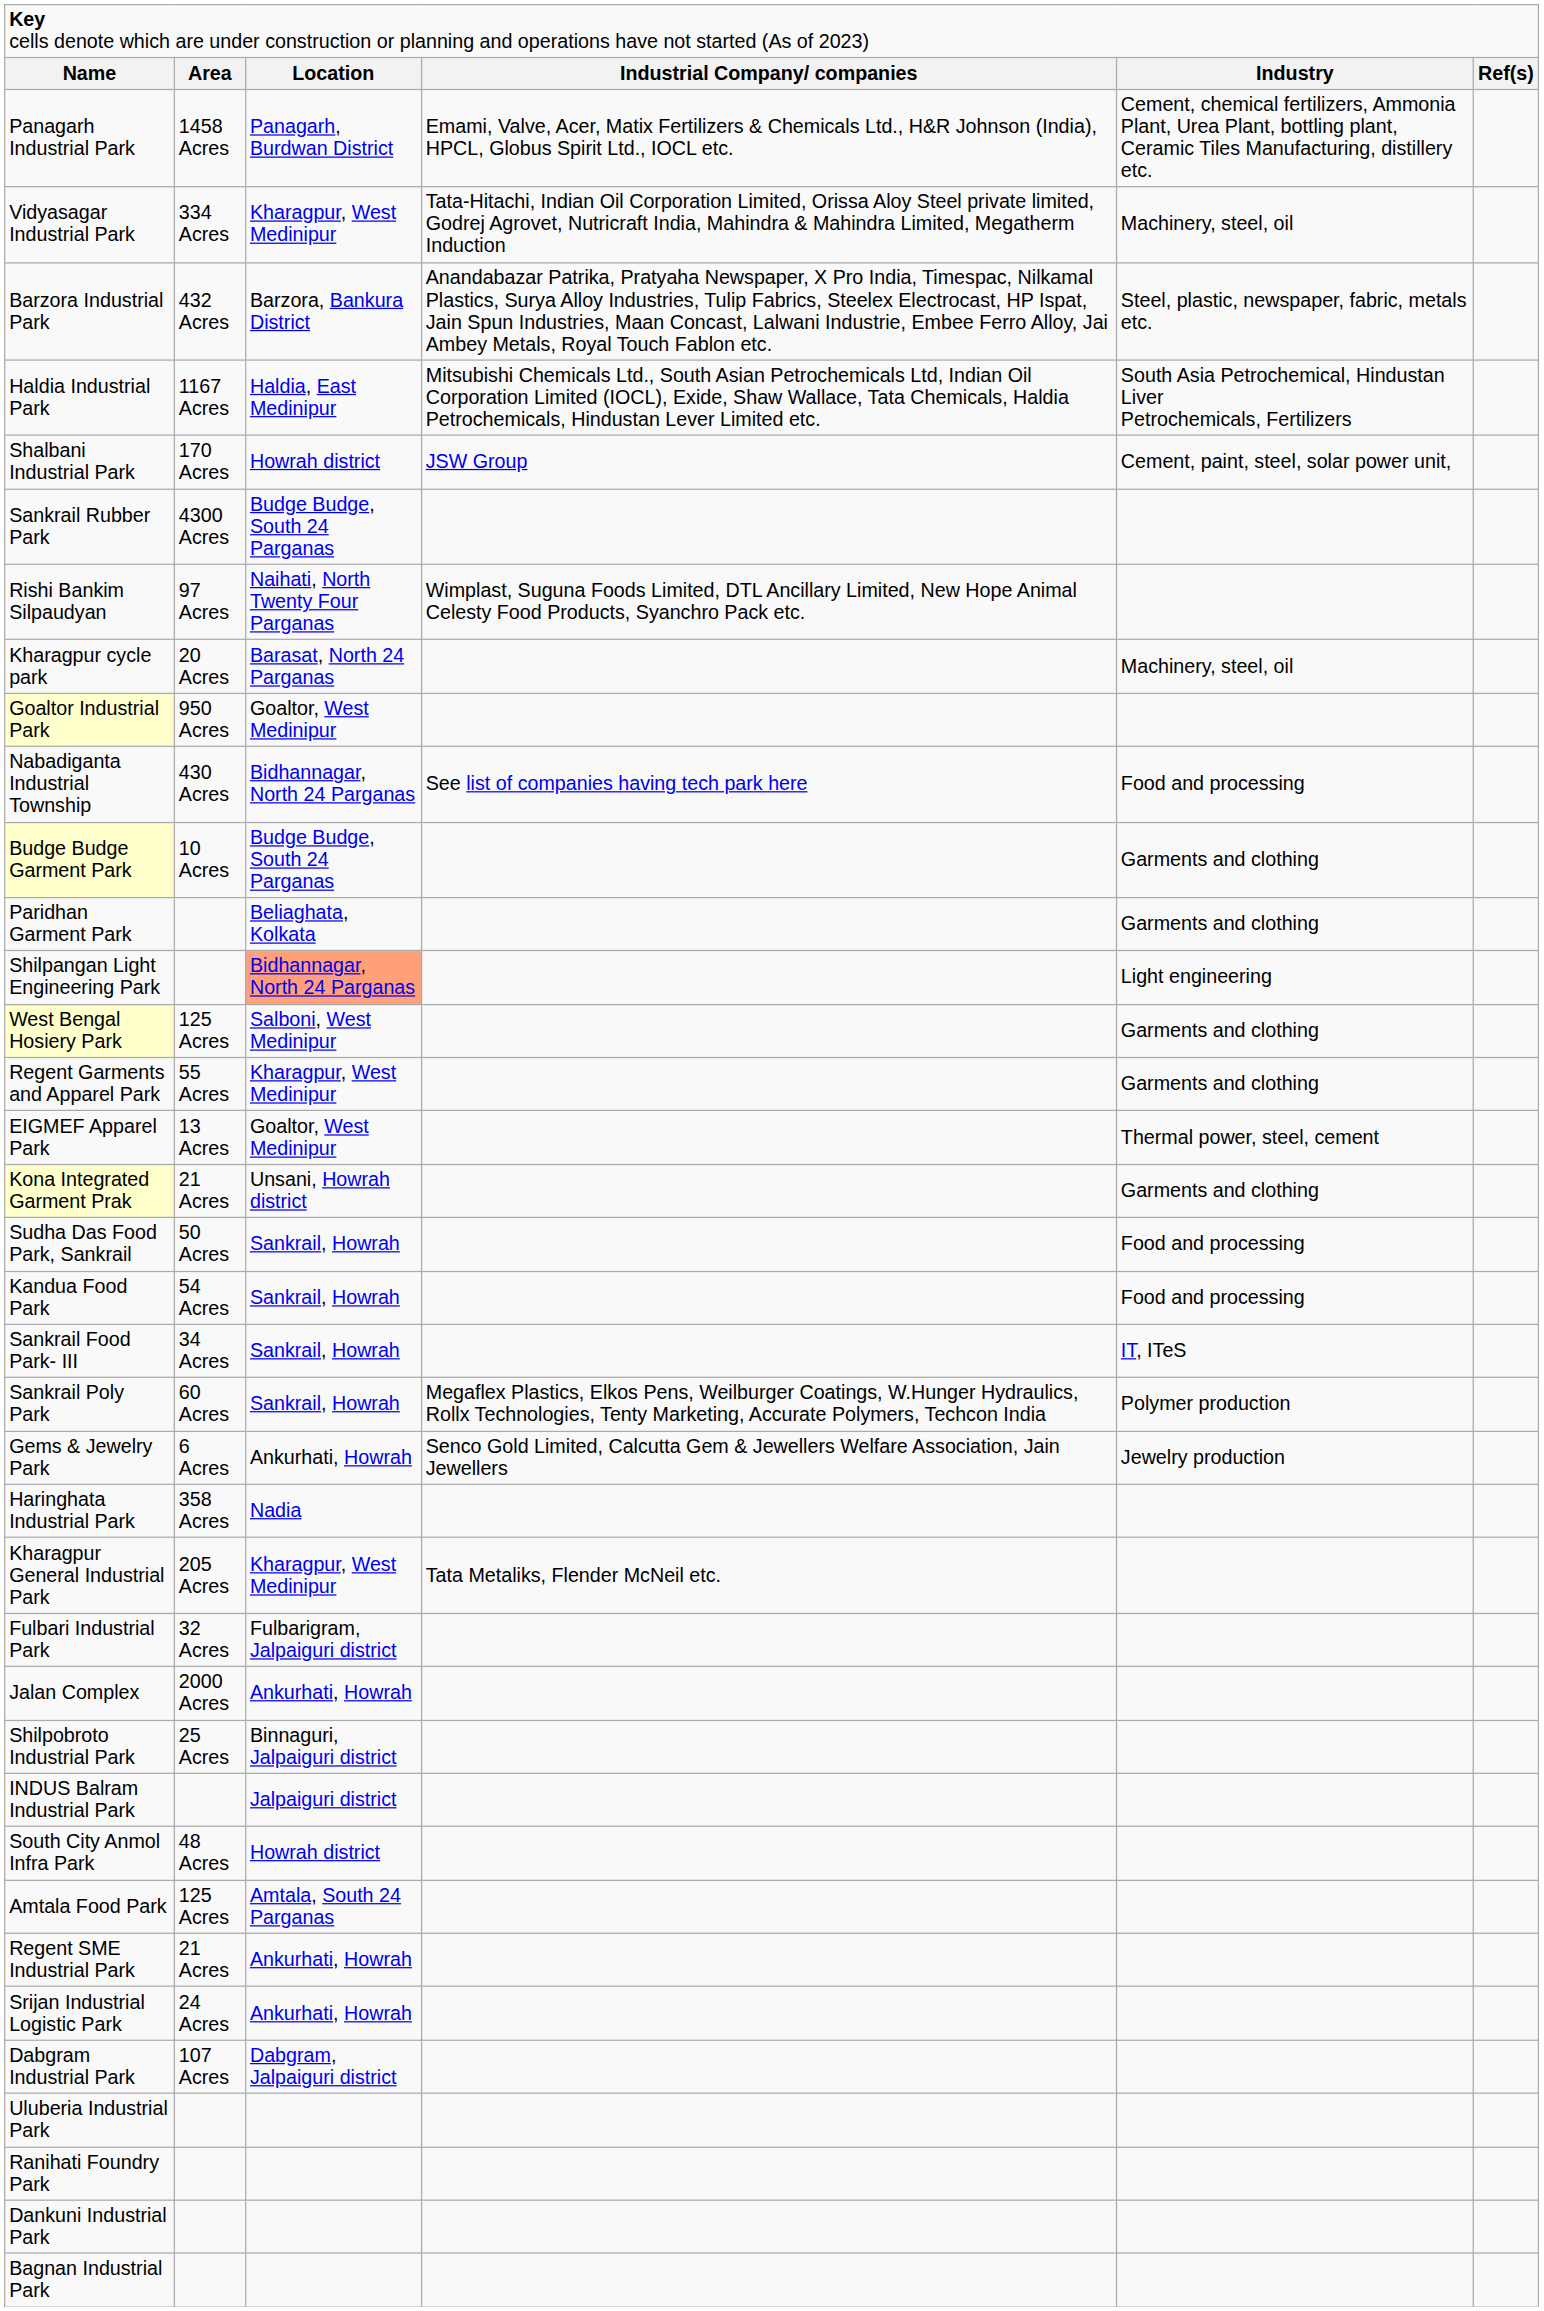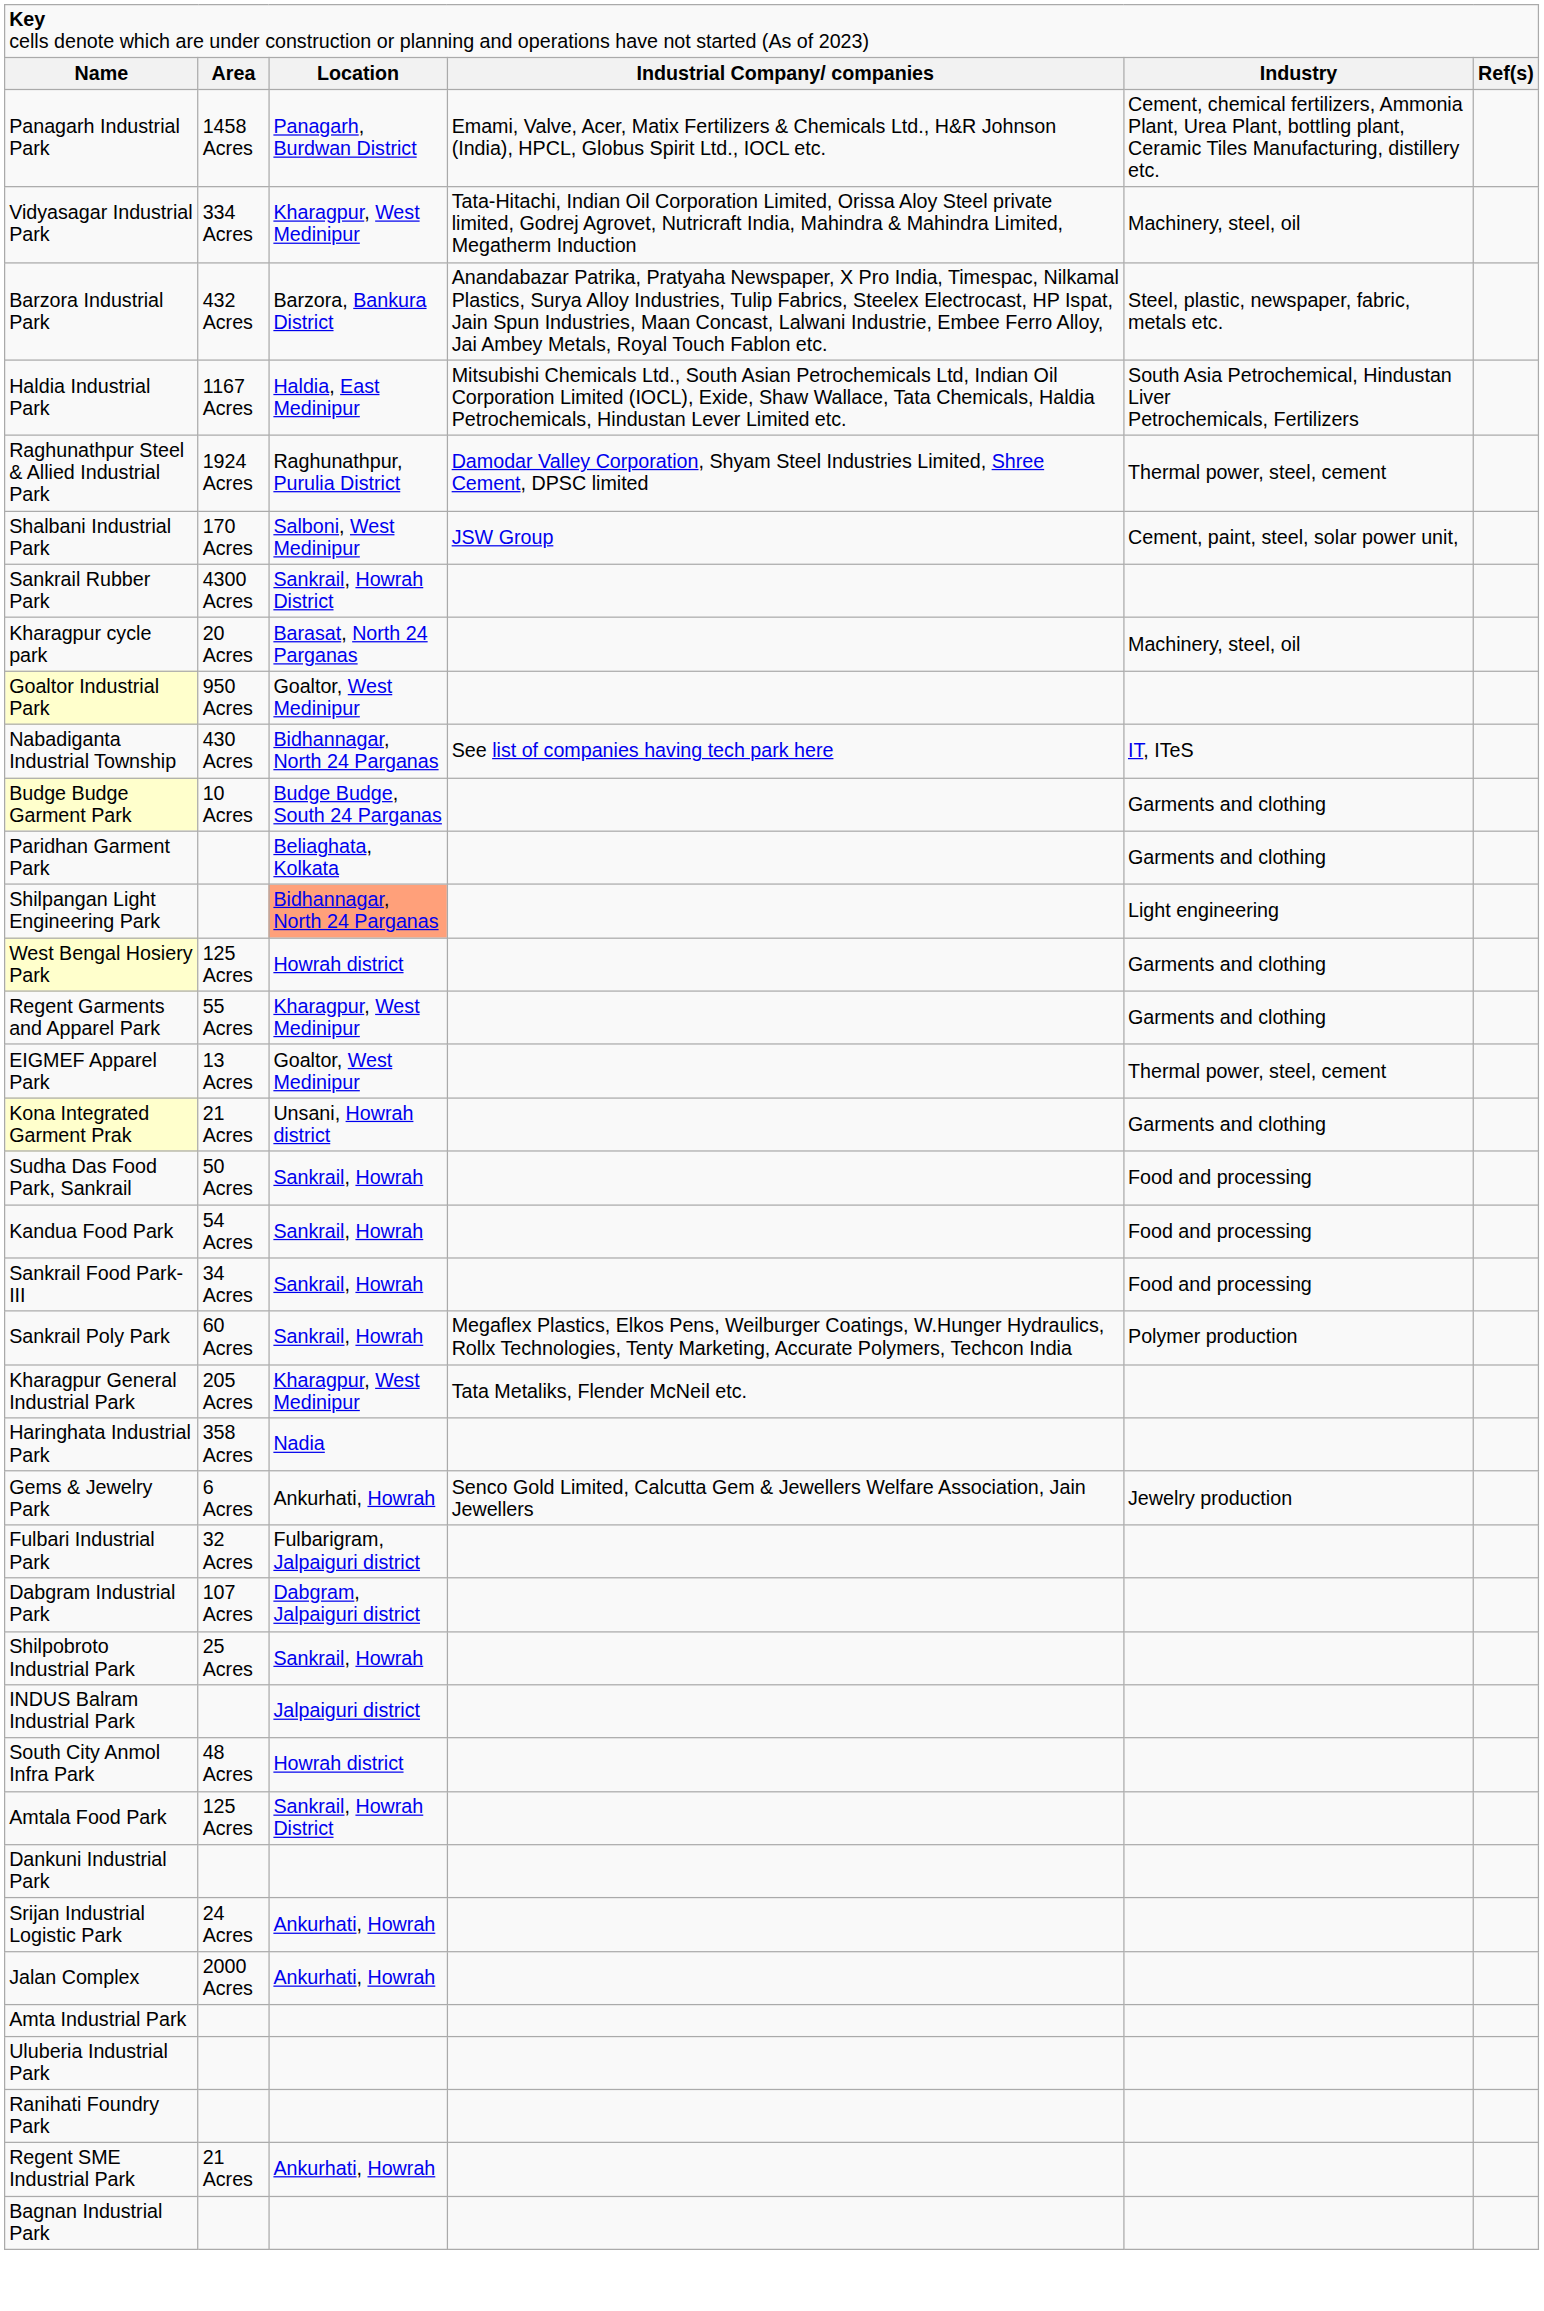+ row: (97, 473)
(315, 461) Howrah district -> (334, 537) Salboni, West Medinipur
(312, 526) Budge Budge, South 24 Parganas -> (348, 590) Sankrail, Howrah District
- row: (67, 601)
(1213, 784) Food and processing -> (1161, 750) IT, ITeS
(310, 1030) Salboni, West Medinipur -> (338, 964) Howrah district
(1154, 1350) IT, ITeS -> (1220, 1284) Food and processing
rows swapped: (81, 1457) <-> (87, 1575)
rows swapped: (72, 2066) <-> (74, 1693)
(323, 1746) Binnaguri, Jalpaiguri district -> (348, 1657) Sankrail, Howrah
(325, 1906) Amtala, South 24 Parganas -> (348, 1817) Sankrail, Howrah District
rows swapped: (72, 1959) <-> (88, 2226)
+ row: (98, 2020)
